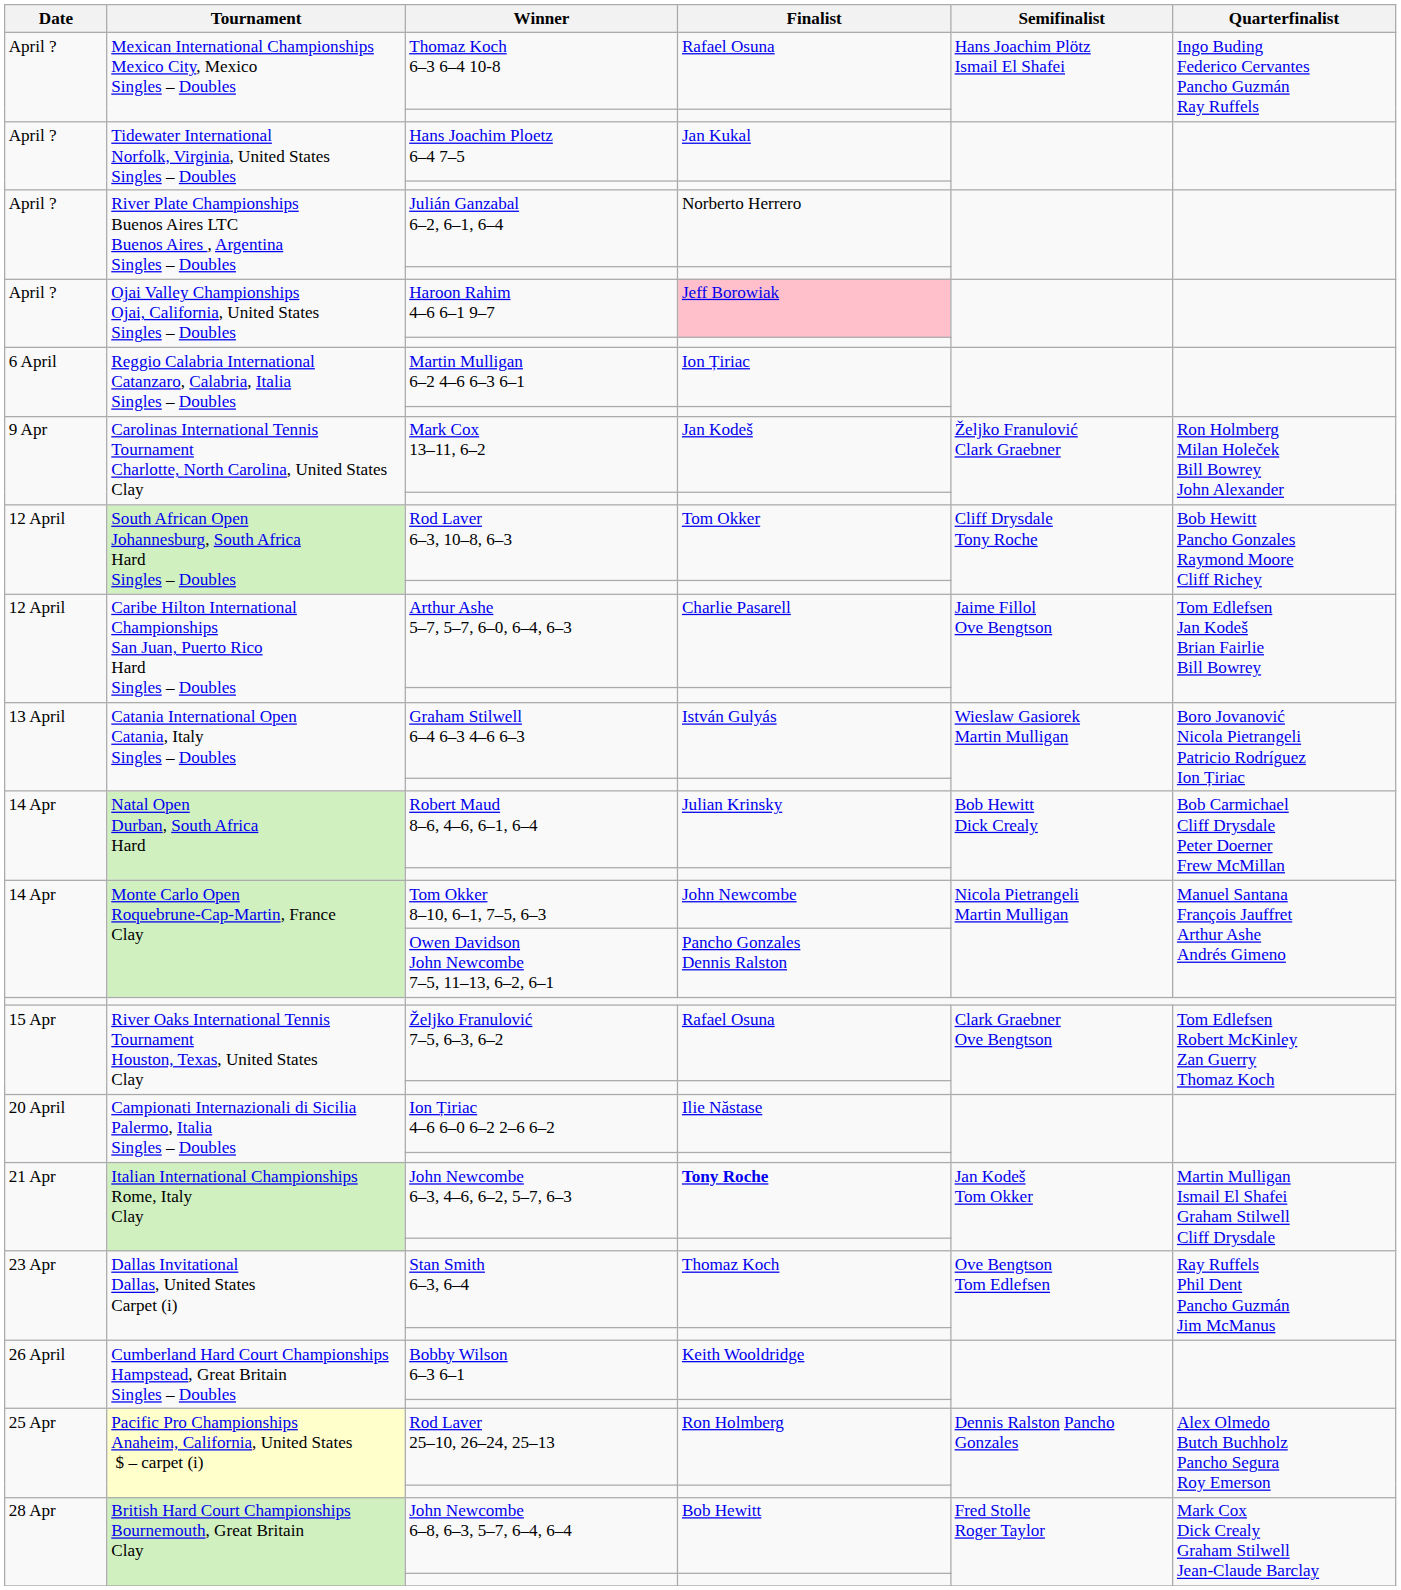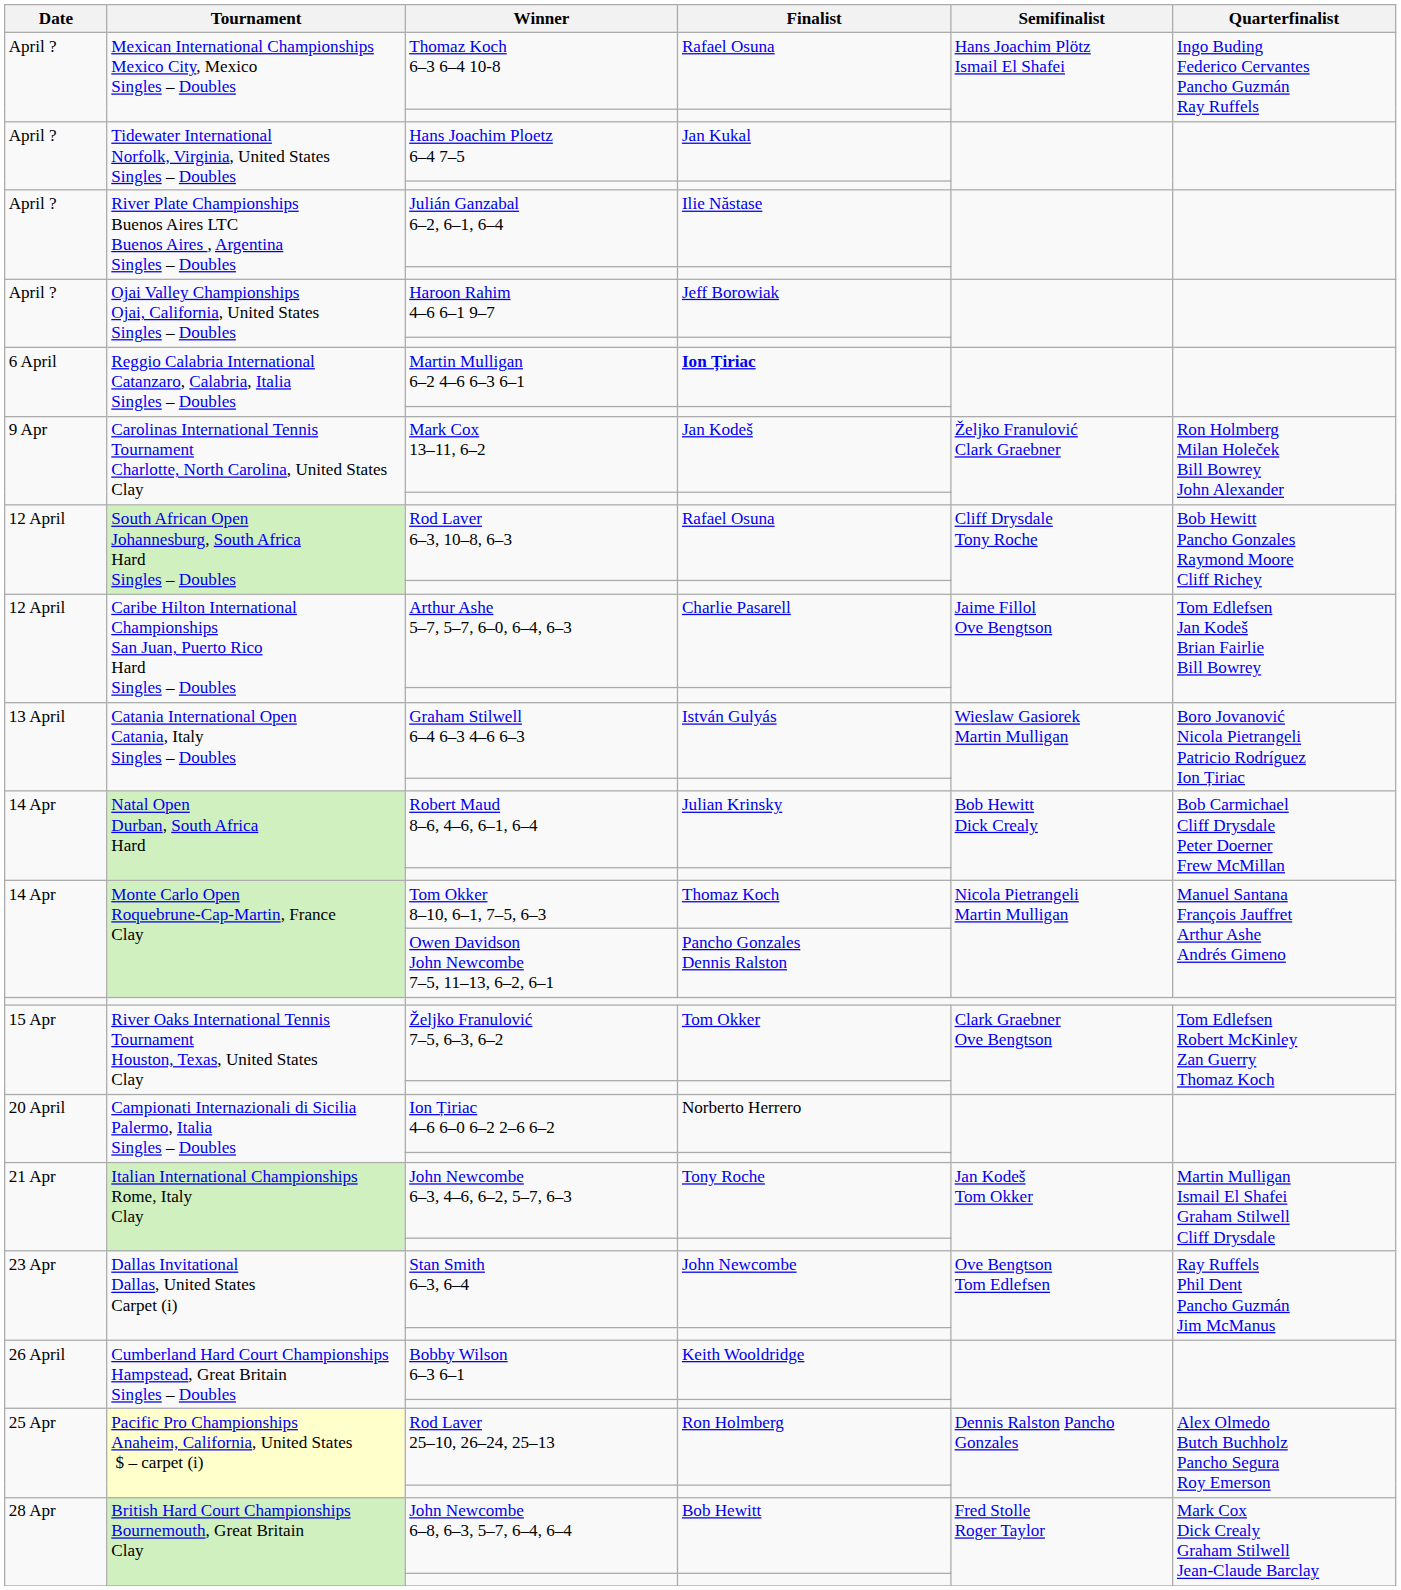(742, 203) Norberto Herrero -> (722, 203) Ilie Năstase
(731, 292) pink background -> (731, 292) no background
(716, 361) normal -> (719, 361) bold
(721, 518) Tom Okker -> (728, 518) Rafael Osuna
(739, 893) John Newcombe -> (731, 893) Thomaz Koch
(728, 1018) Rafael Osuna -> (721, 1018) Tom Okker
(722, 1107) Ilie Năstase -> (742, 1107) Norberto Herrero
(725, 1176) bold -> (723, 1176) normal
(731, 1264) Thomaz Koch -> (739, 1264) John Newcombe
